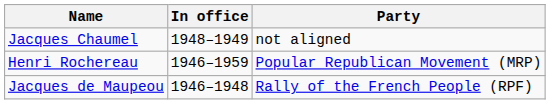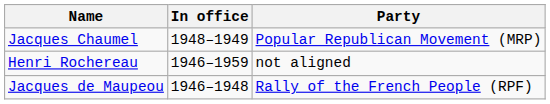(303, 40) not aligned -> (398, 40) Popular Republican Movement (MRP)
(398, 63) Popular Republican Movement (MRP) -> (303, 63) not aligned
